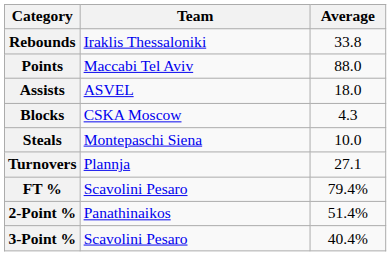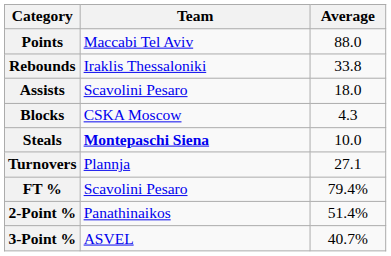rows swapped: (42, 66) <-> (42, 41)
(109, 90) ASVEL -> (136, 90) Scavolini Pesaro
(143, 139) normal -> (146, 139) bold
(136, 238) Scavolini Pesaro -> (109, 238) ASVEL
(348, 238) 40.4% -> (348, 238) 40.7%
